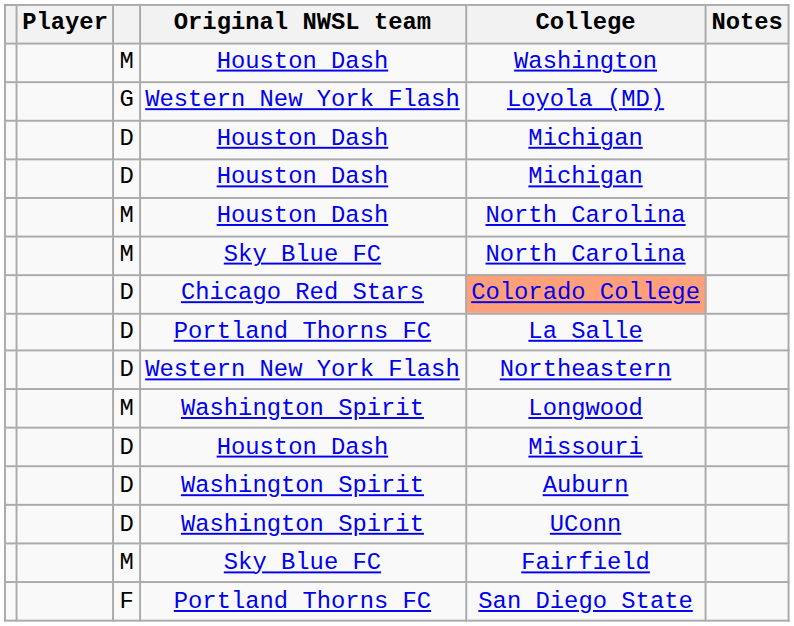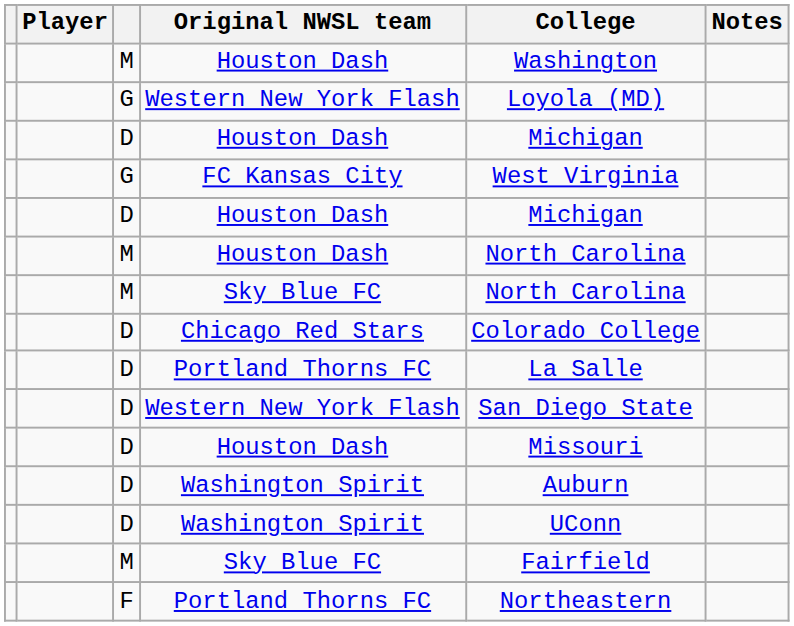+ row: (127, 178)
(586, 294) lightsalmon background -> (586, 332) no background
(586, 371) Northeastern -> (586, 409) San Diego State
- row: (127, 409)
(586, 602) San Diego State -> (586, 602) Northeastern
